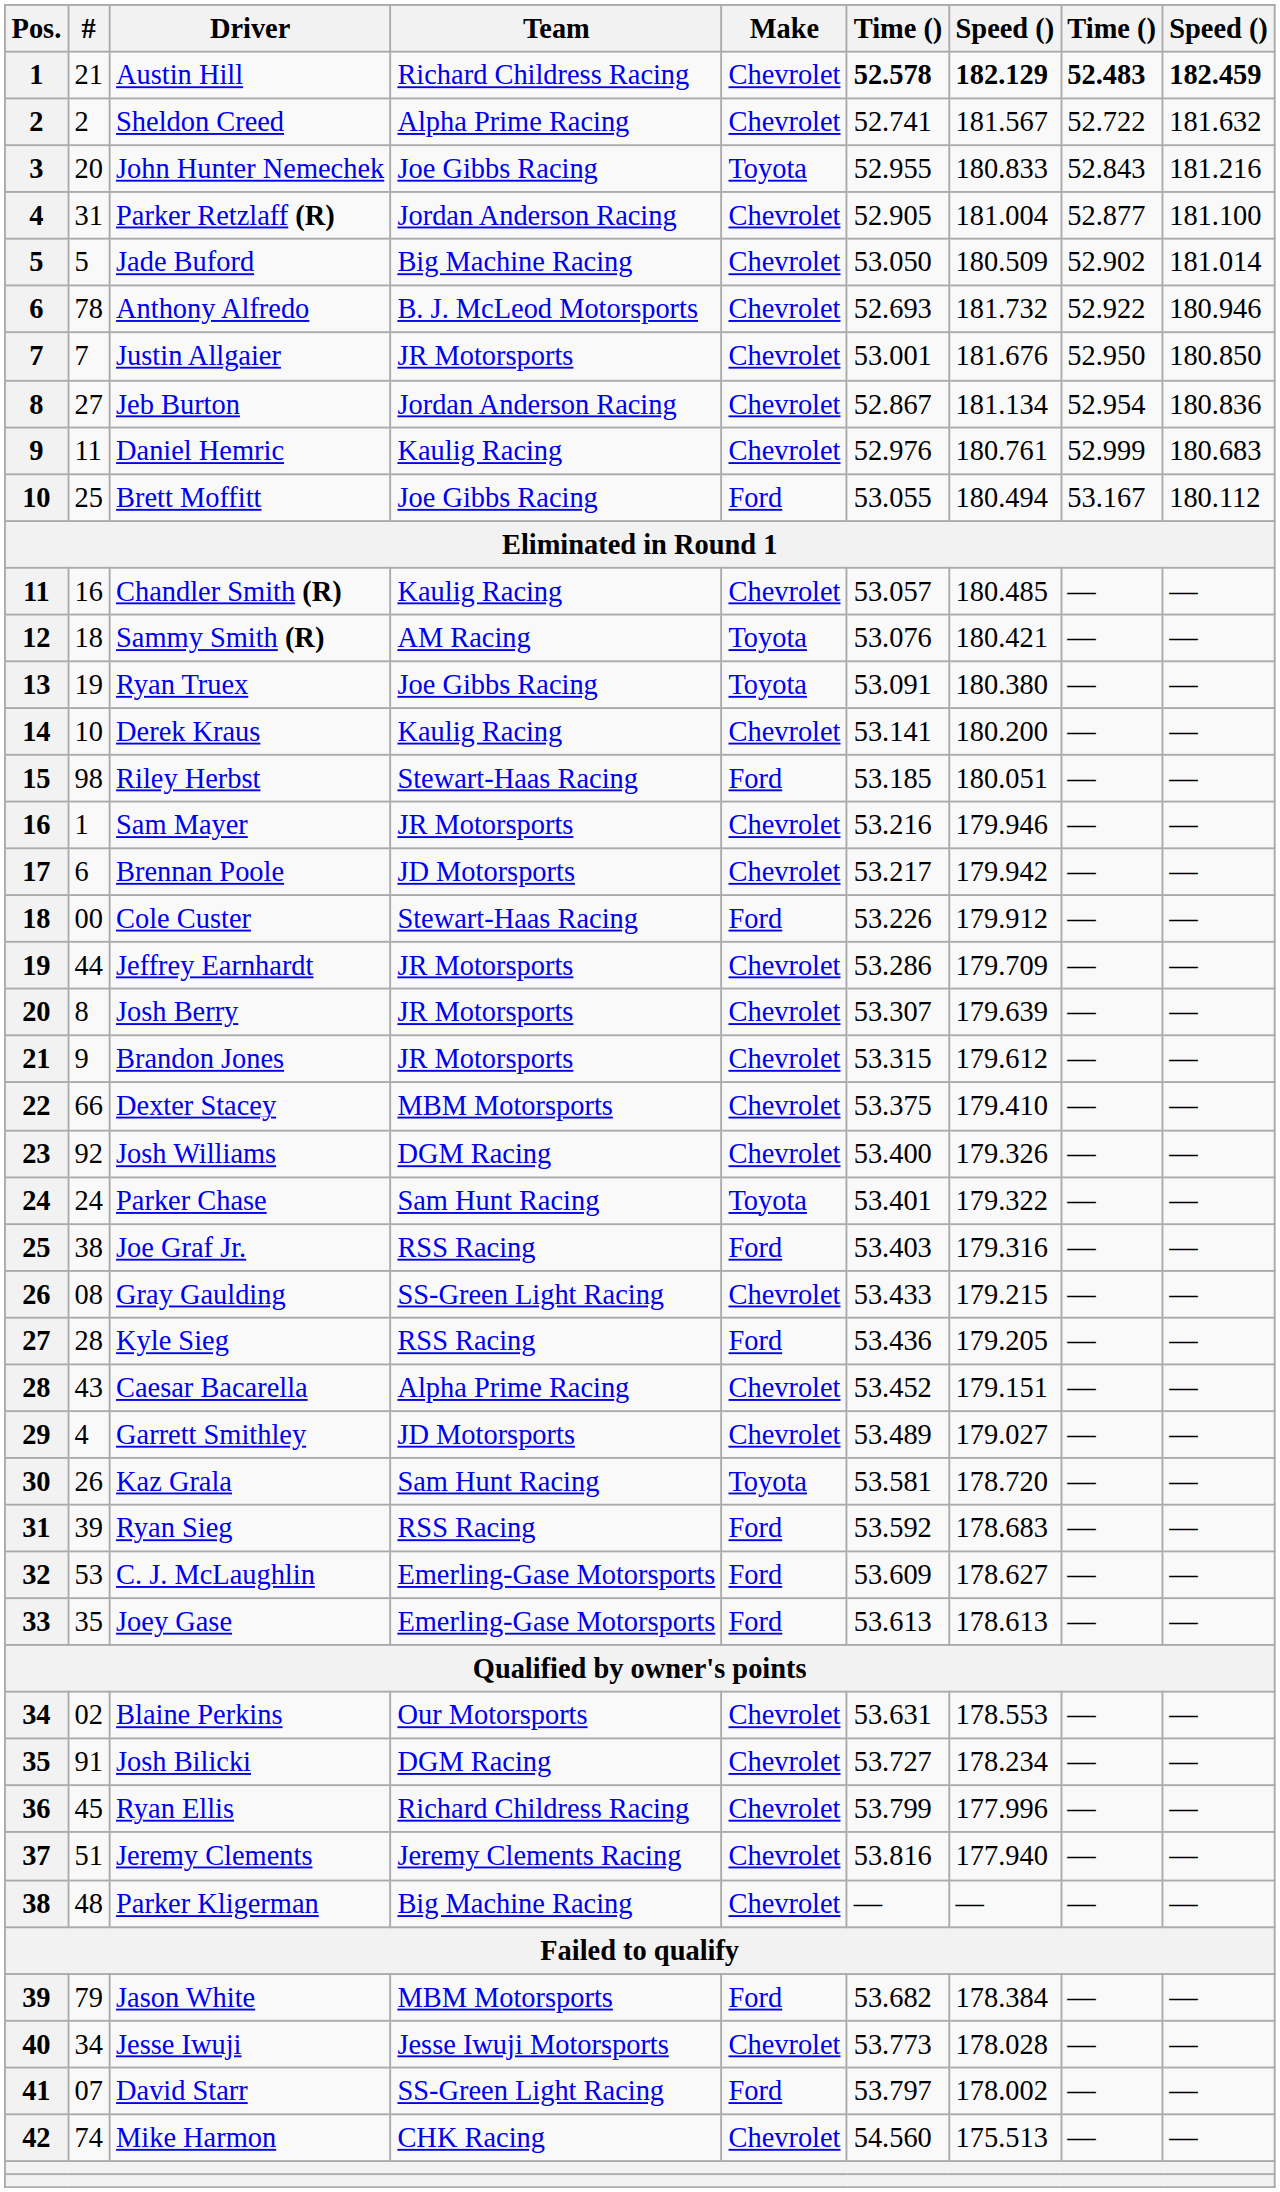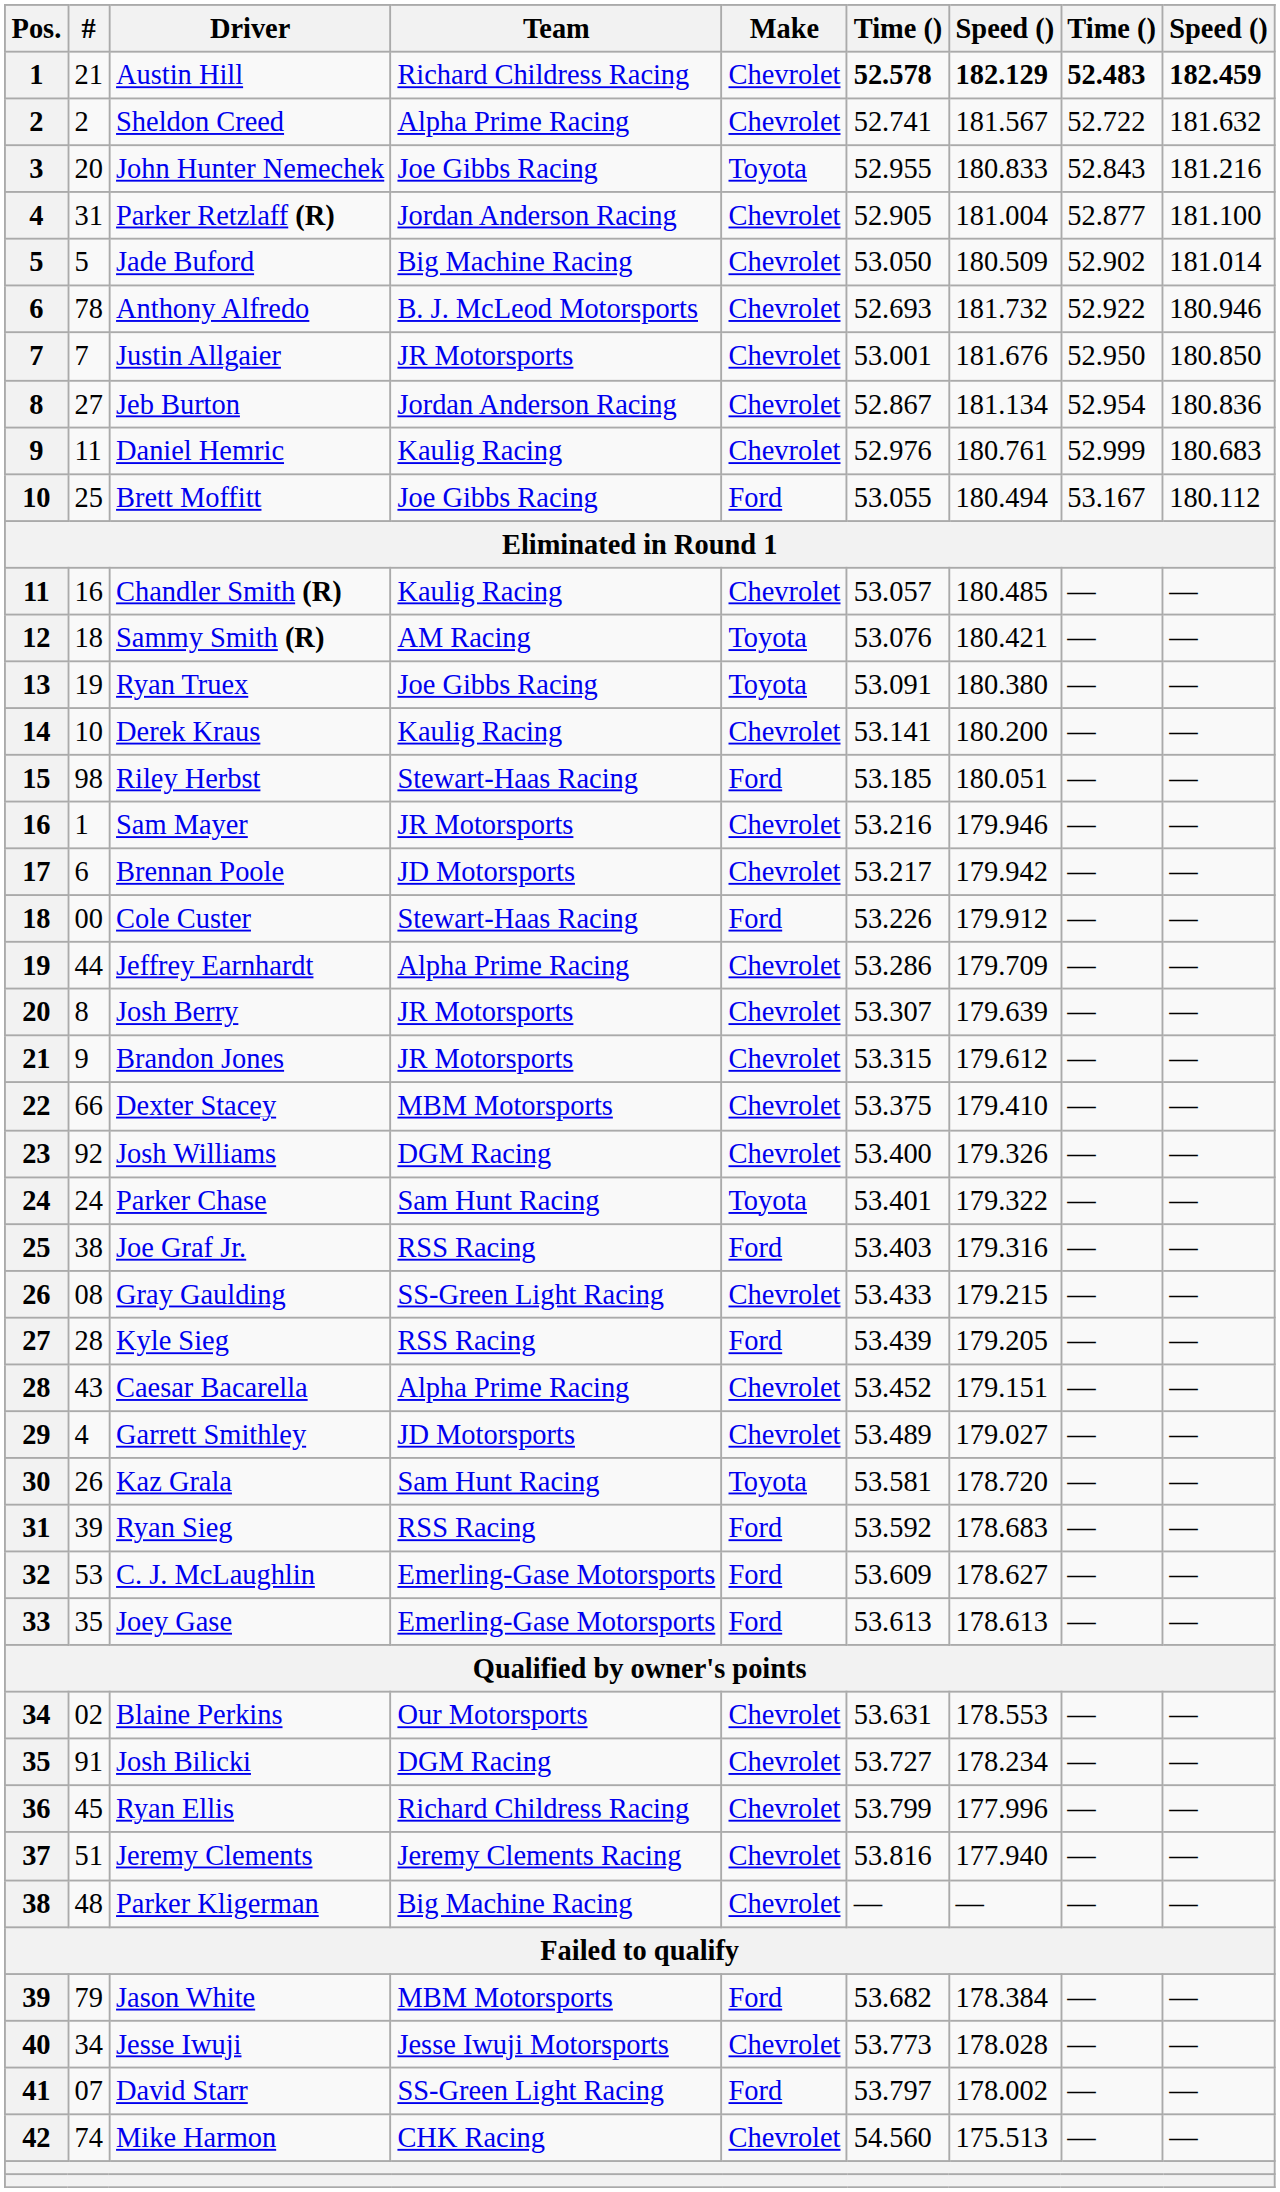(485, 965) JR Motorsports -> (513, 965) Alpha Prime Racing
(893, 1340) 53.436 -> (893, 1340) 53.439
